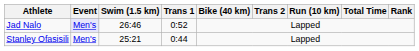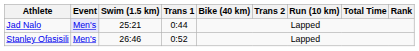(130, 26) 26:46 -> (130, 26) 25:21
(179, 26) 0:52 -> (179, 26) 0:44
(130, 39) 25:21 -> (130, 39) 26:46
(179, 39) 0:44 -> (179, 39) 0:52
